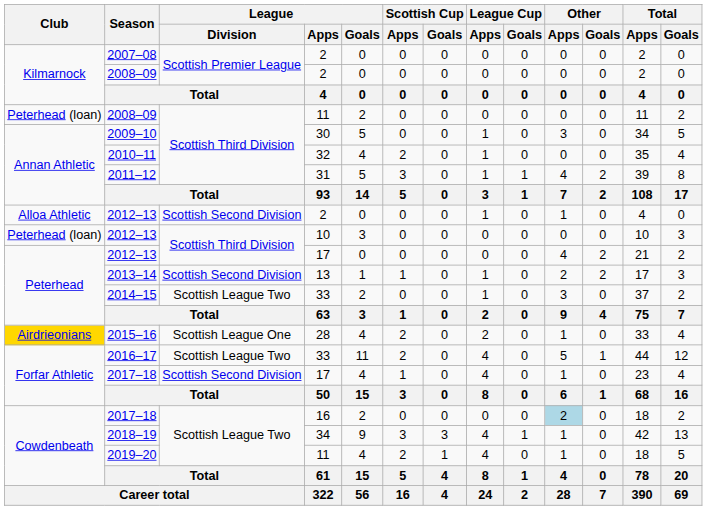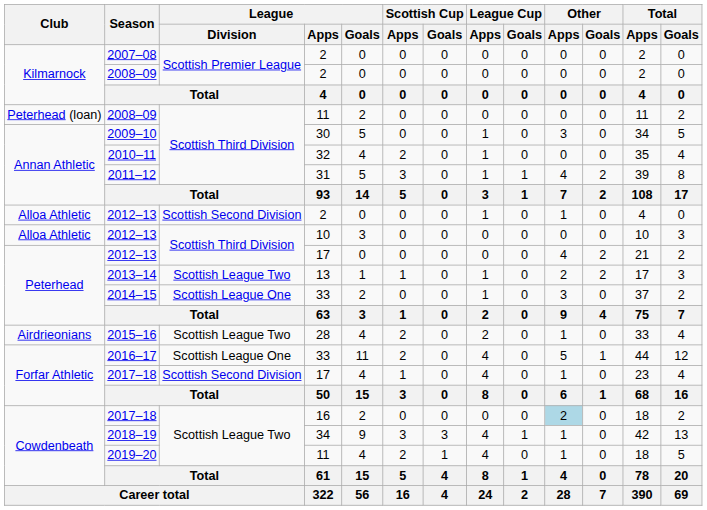(54, 235) Peterhead (loan) -> (54, 235) Alloa Athletic
(232, 275) Scottish Second Division -> (232, 275) Scottish League Two
(232, 295) Scottish League Two -> (232, 295) Scottish League One
(54, 335) gold background -> (54, 335) no background
(232, 335) Scottish League One -> (232, 335) Scottish League Two
(232, 355) Scottish League Two -> (232, 355) Scottish League One
